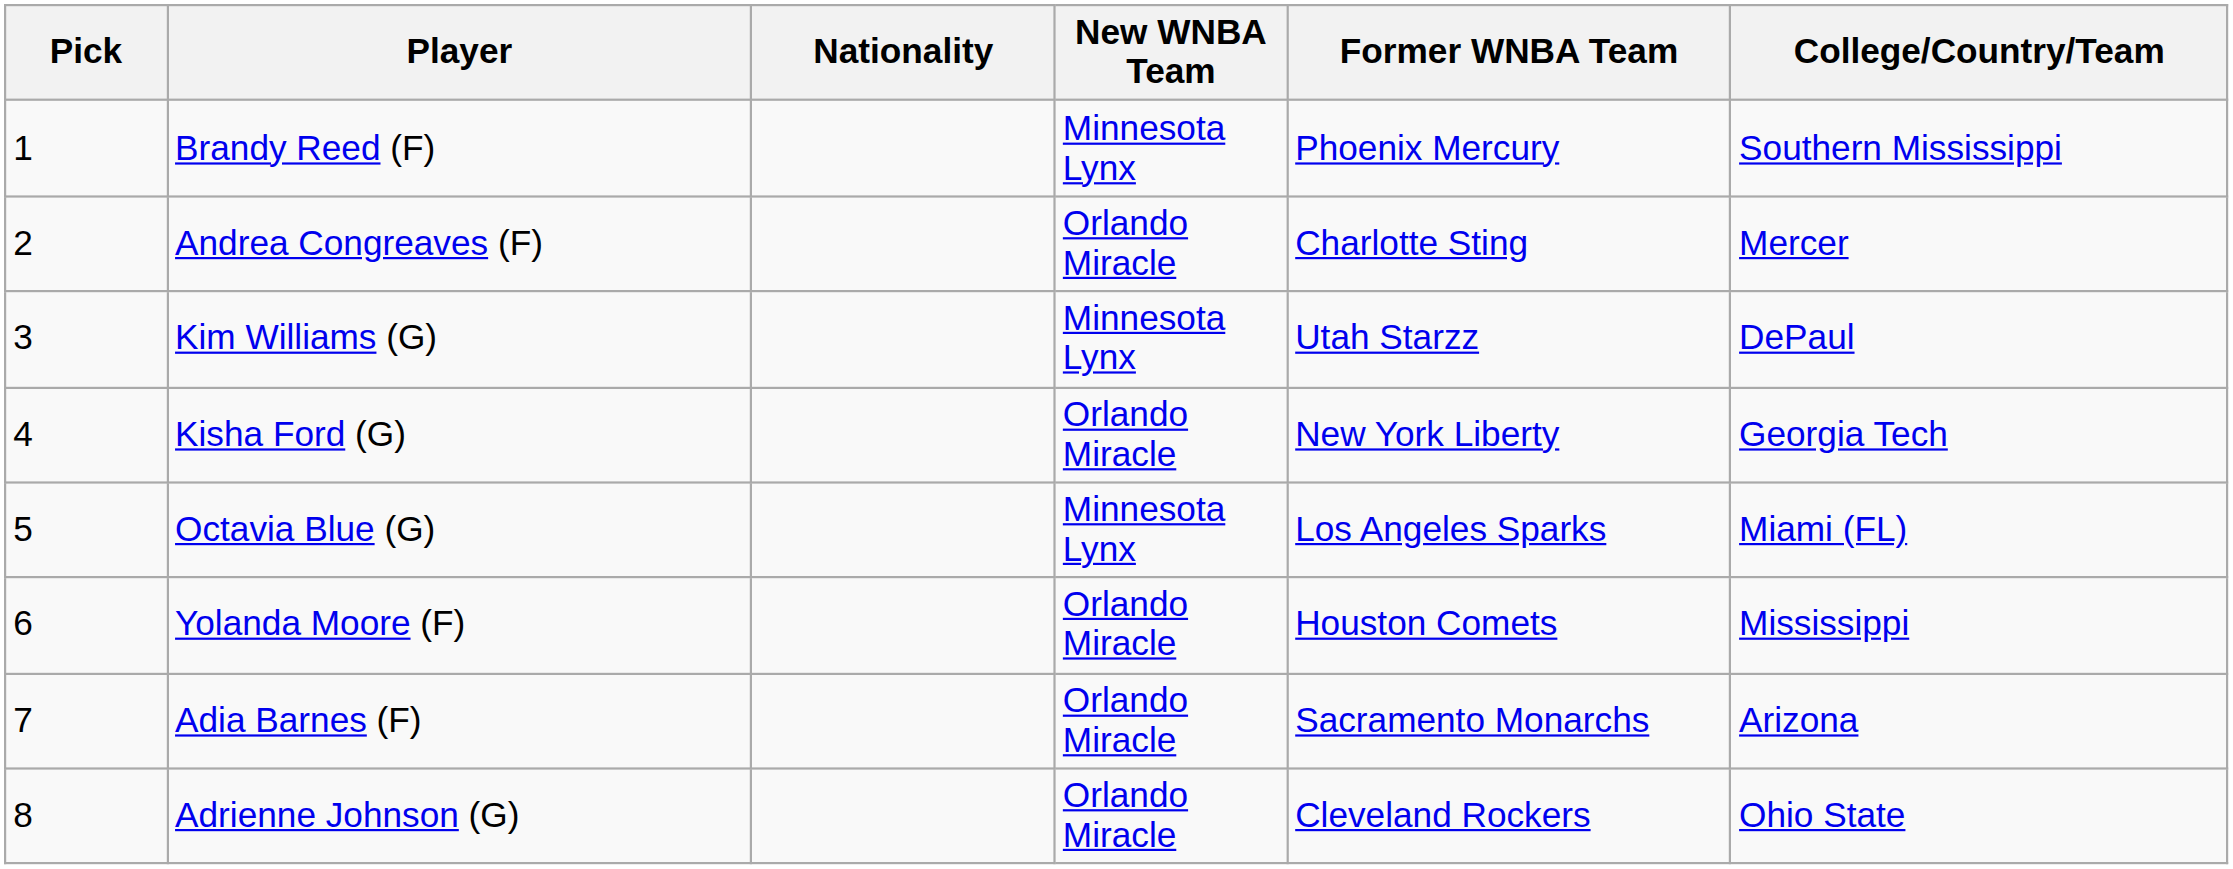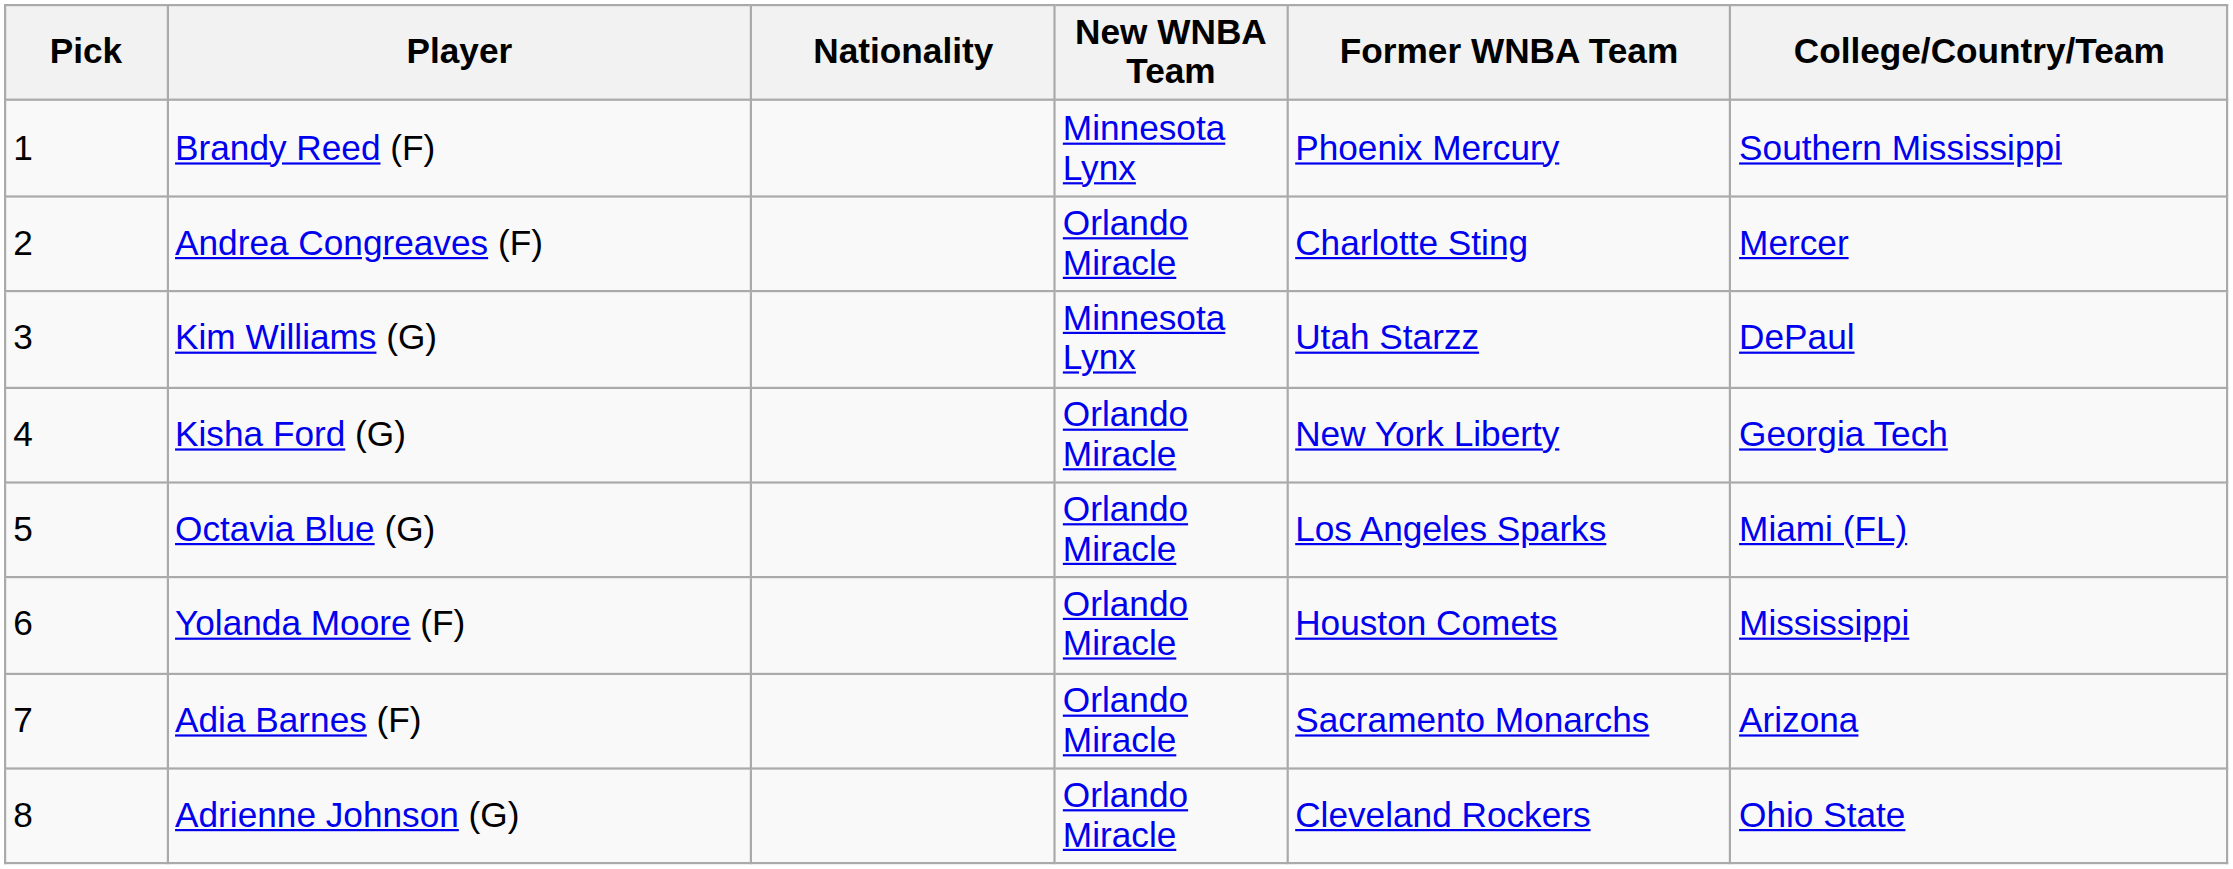(1144, 529) Minnesota Lynx -> (1125, 529) Orlando Miracle
